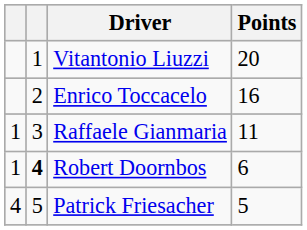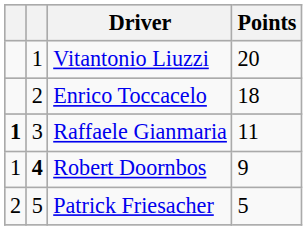(248, 95) 16 -> (248, 95) 18
(16, 132) normal -> (16, 132) bold
(243, 168) 6 -> (243, 168) 9
(16, 205) 4 -> (16, 205) 2
